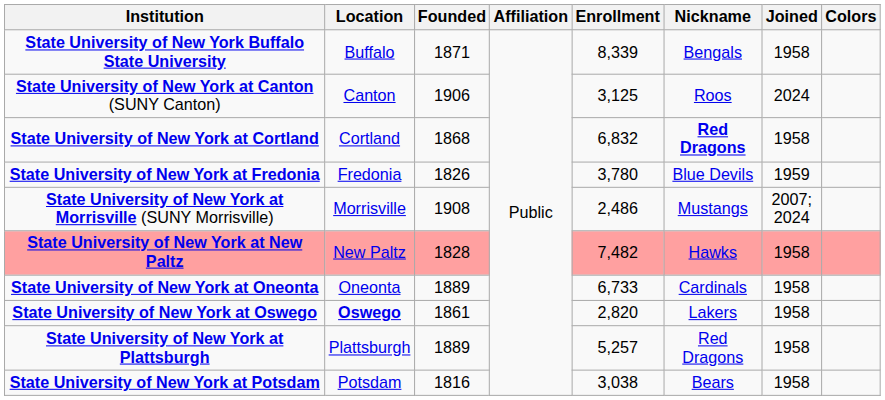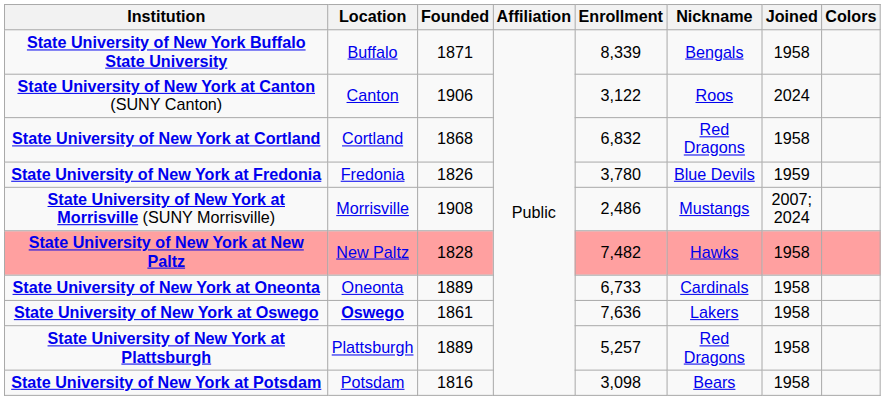(618, 95) 3,125 -> (621, 95) 3,122
(713, 139) bold -> (714, 139) normal
(618, 313) 2,820 -> (621, 313) 7,636
(618, 382) 3,038 -> (621, 382) 3,098
